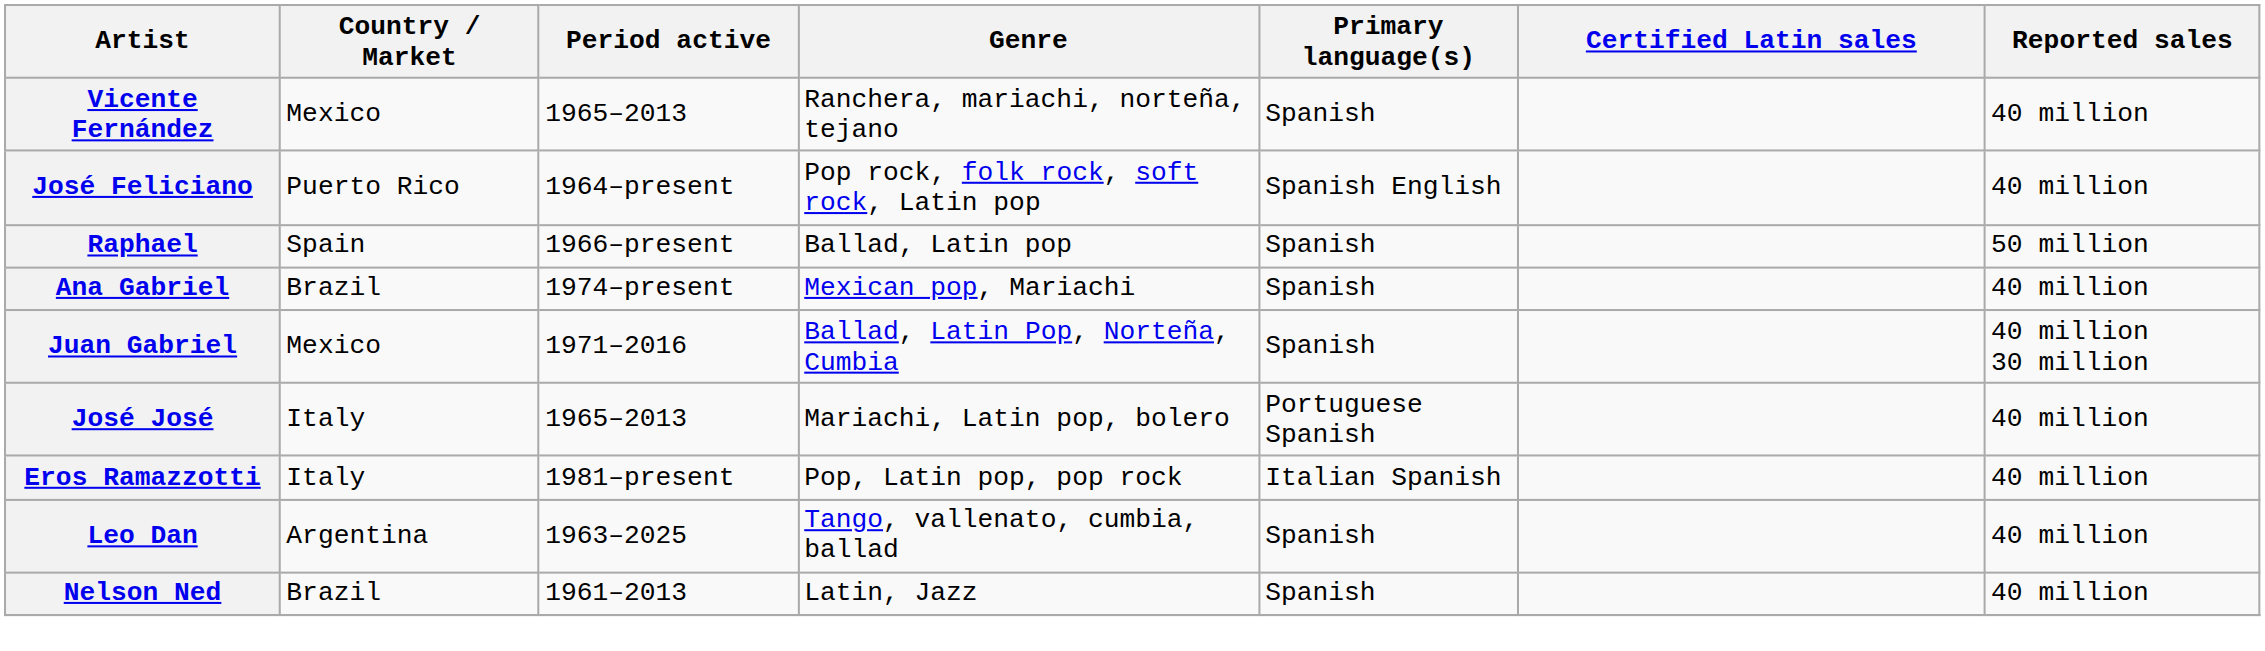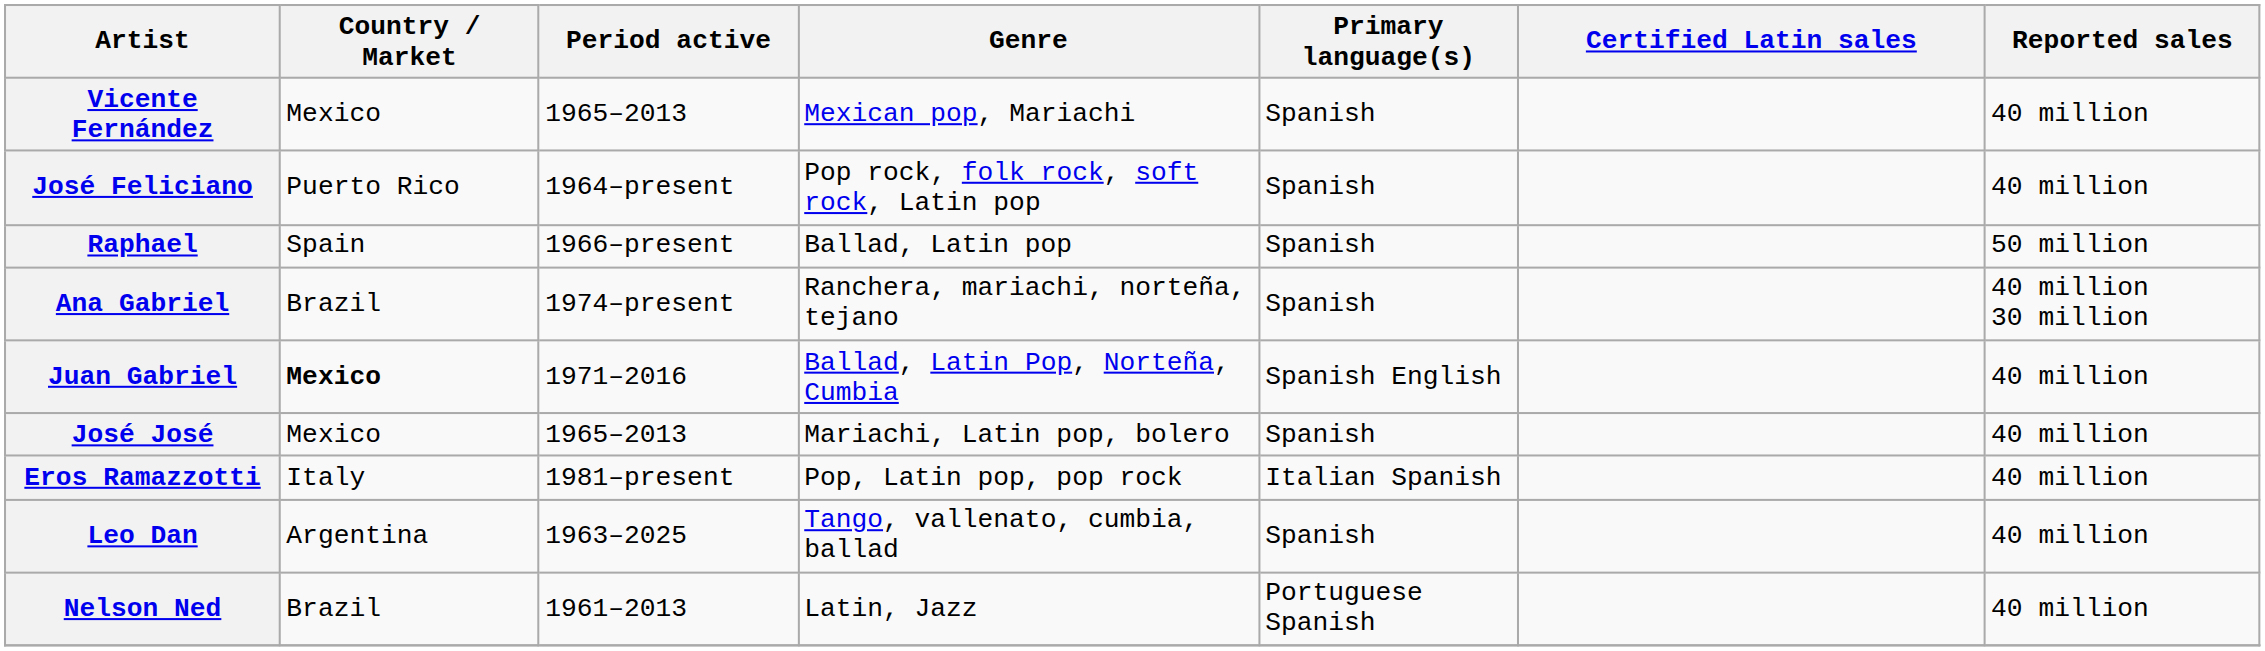(1025, 115) Ranchera, mariachi, norteña, tejano -> (970, 115) Mexican pop, Mariachi
(1383, 188) Spanish English -> (1320, 188) Spanish
(970, 289) Mexican pop, Mariachi -> (1025, 304) Ranchera, mariachi, norteña, tejano
(2070, 289) 40 million -> (2070, 304) 40 million 30 million
(334, 346) normal -> (334, 377) bold
(1320, 346) Spanish -> (1383, 377) Spanish English
(2070, 346) 40 million 30 million -> (2070, 377) 40 million
(326, 420) Italy -> (334, 435) Mexico
(1344, 420) Portuguese Spanish -> (1320, 435) Spanish
(1320, 593) Spanish -> (1344, 609) Portuguese Spanish
